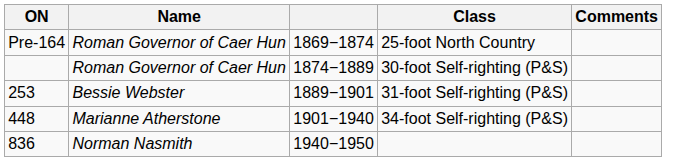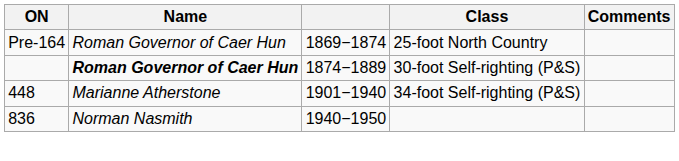(179, 67) normal -> (185, 67) bold
- row: (22, 93)
